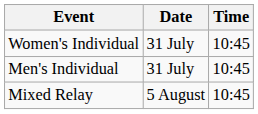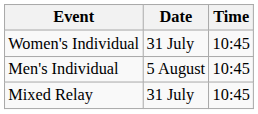(170, 69) 31 July -> (176, 69) 5 August
(176, 95) 5 August -> (170, 95) 31 July
